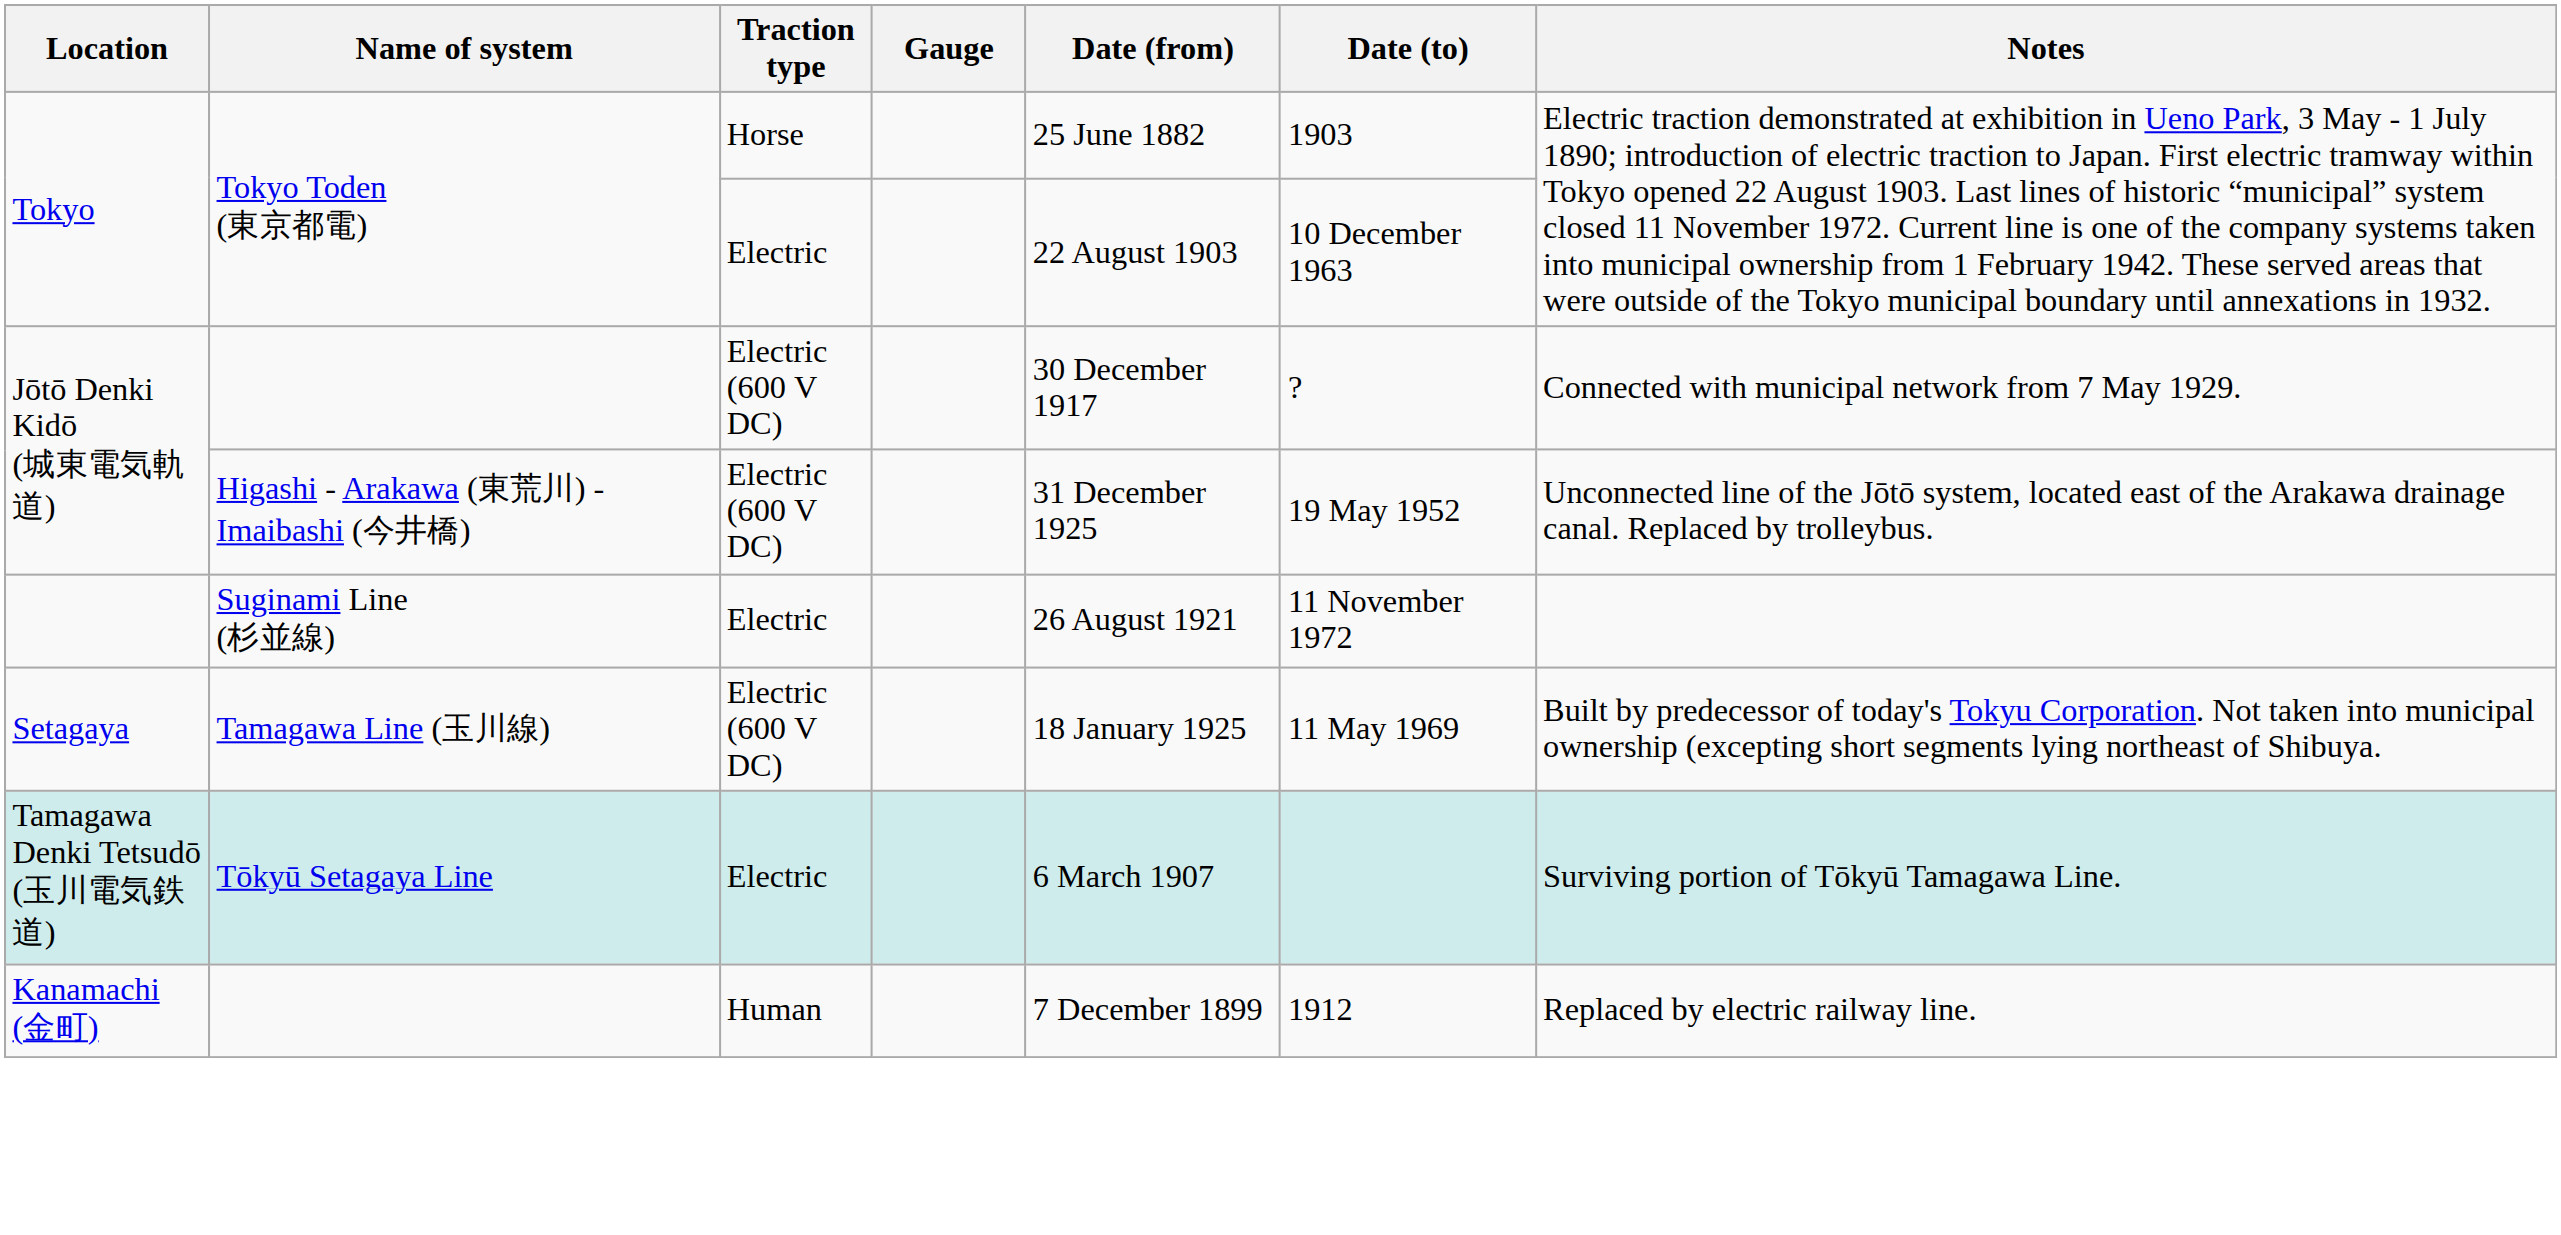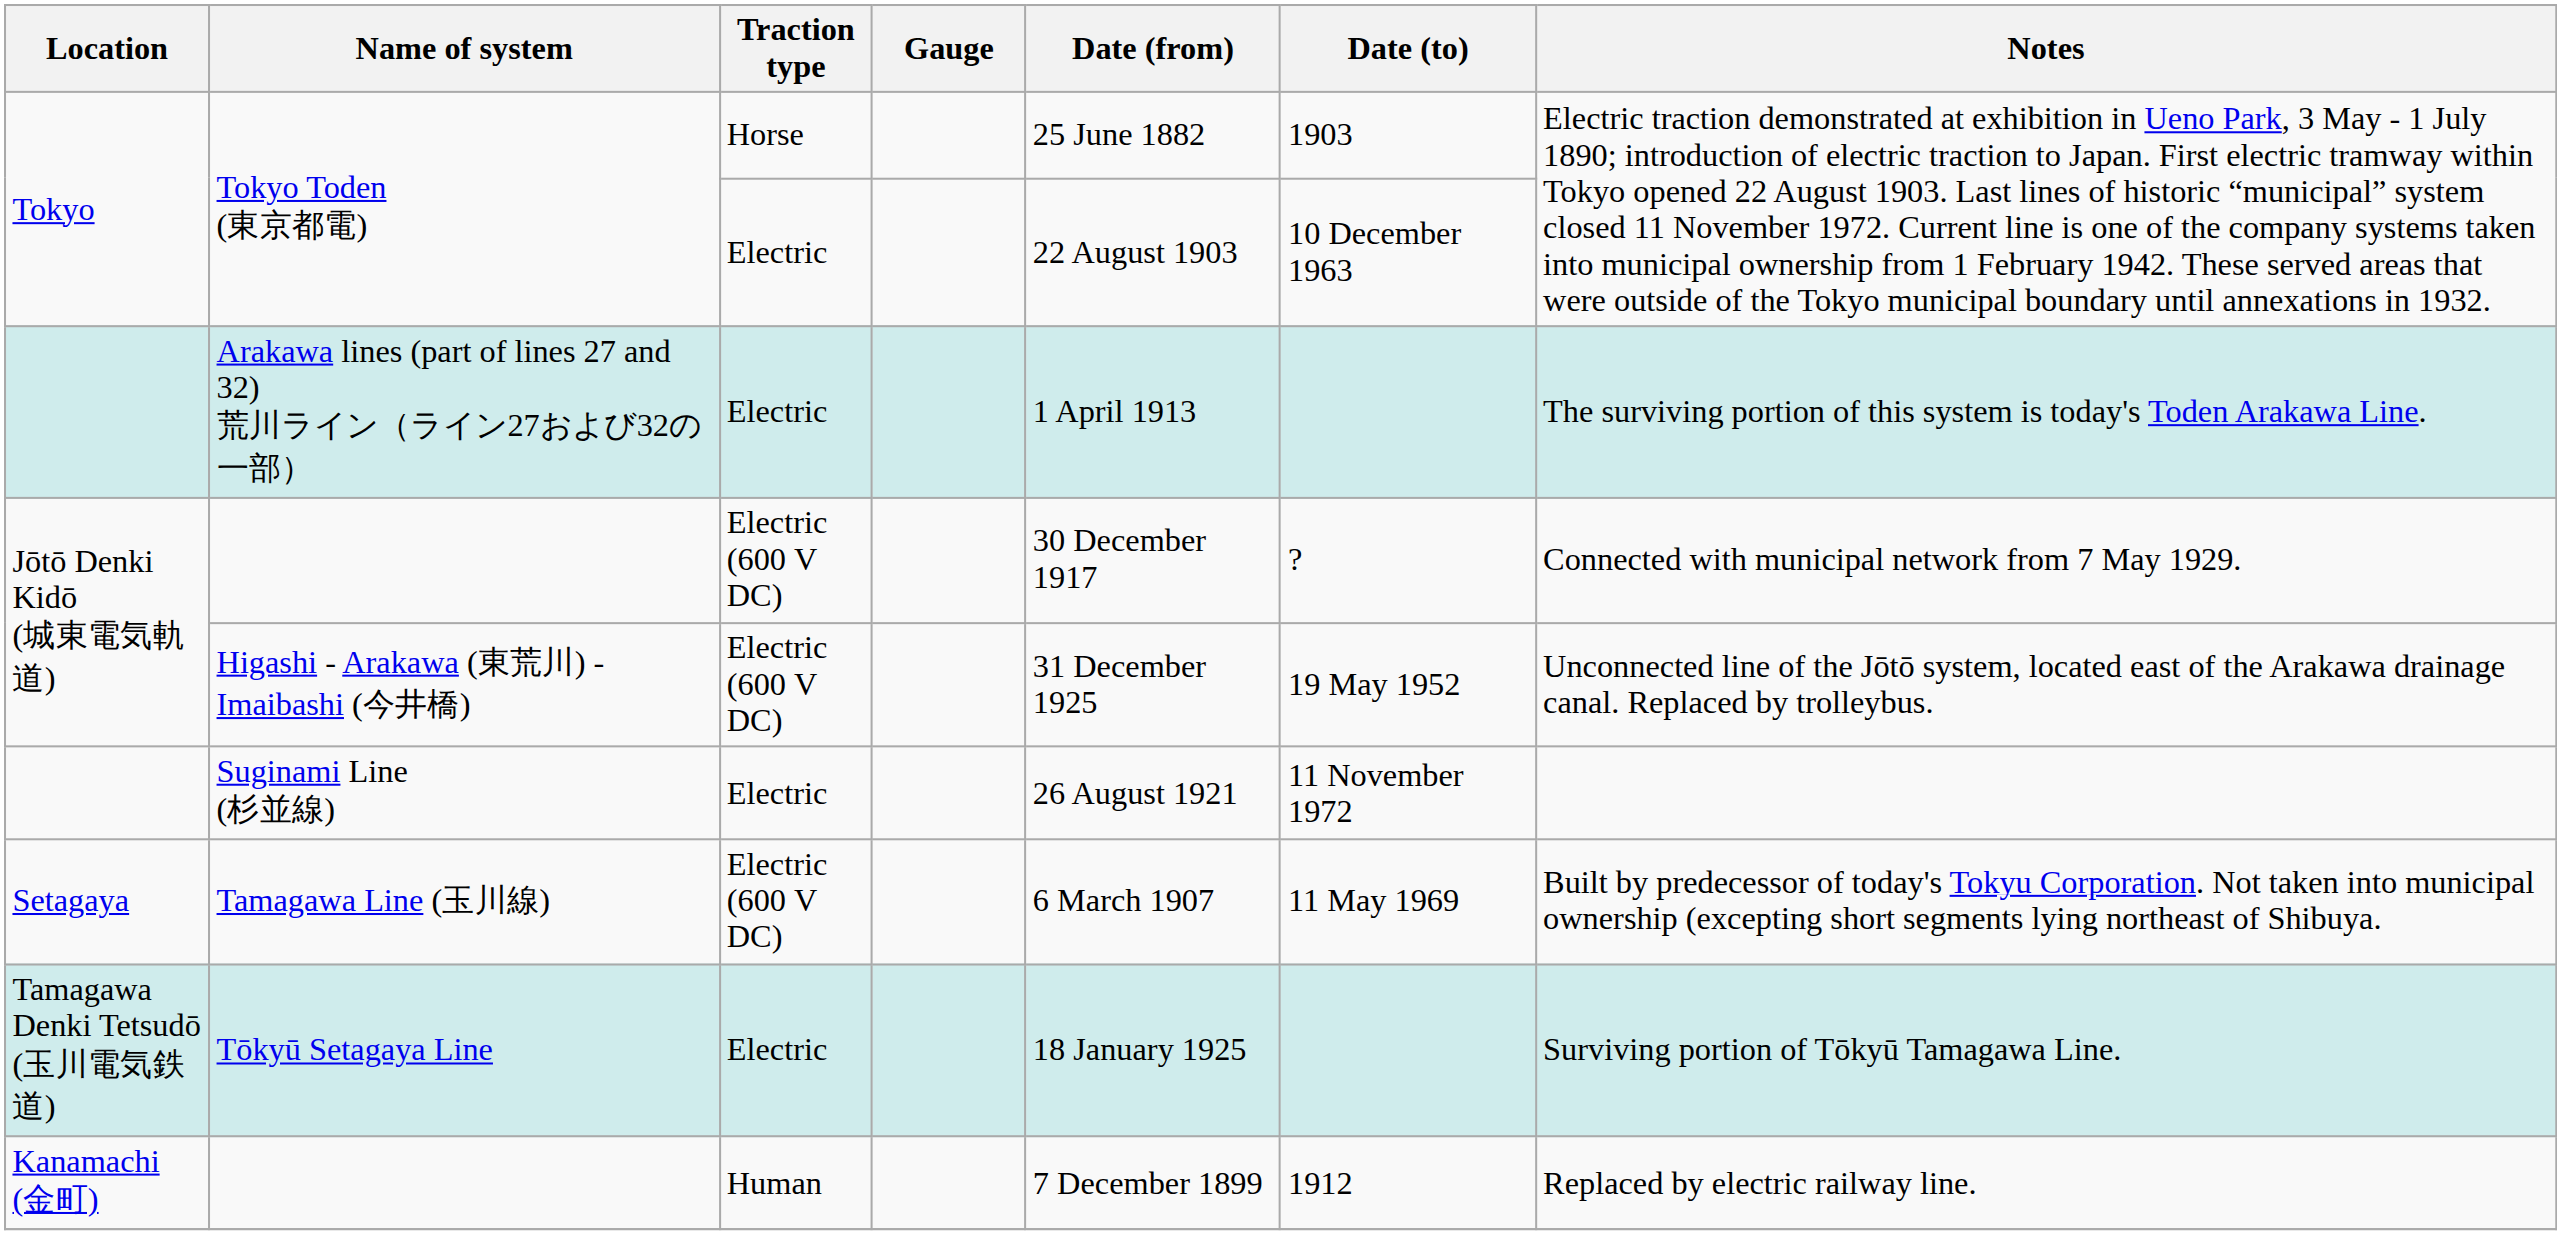+ row: (459, 409)
(1140, 728) 18 January 1925 -> (1124, 901) 6 March 1907
(1124, 877) 6 March 1907 -> (1140, 1049) 18 January 1925
